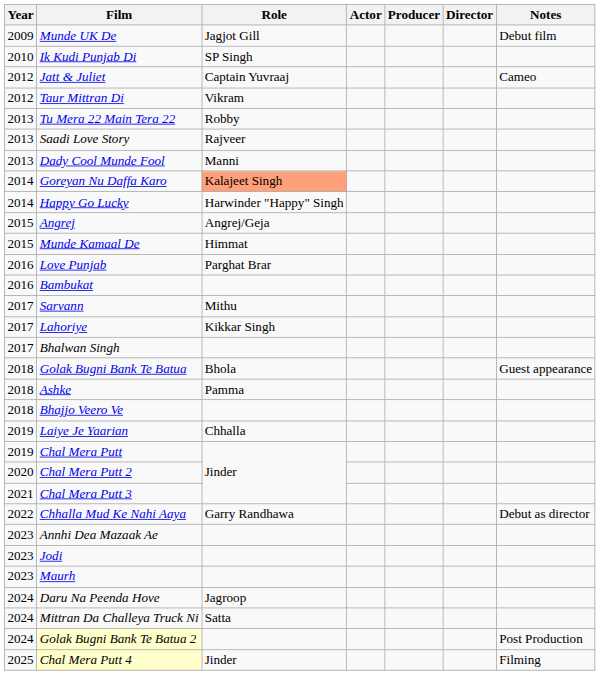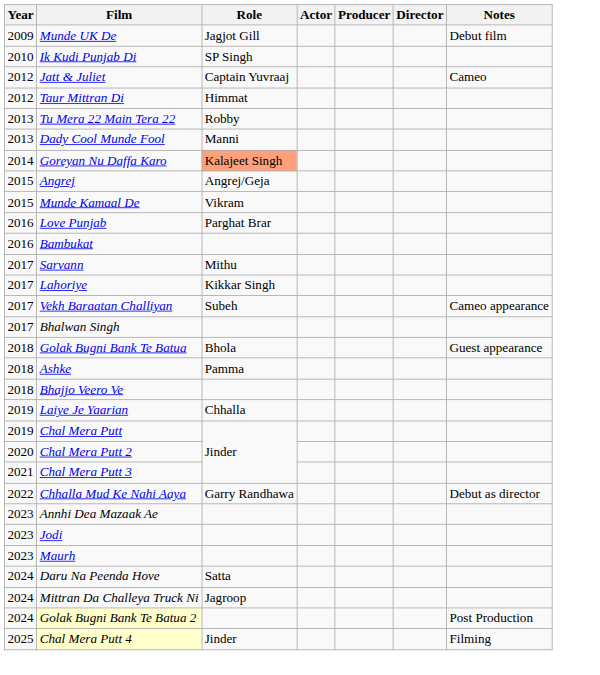(224, 98) Vikram -> (226, 98) Himmat
- row: (85, 139)
- row: (84, 202)
(226, 243) Himmat -> (224, 202) Vikram
+ row: (106, 306)
(225, 597) Jagroop -> (218, 576) Satta
(218, 618) Satta -> (225, 597) Jagroop
